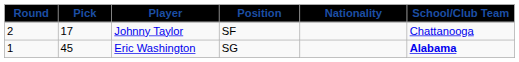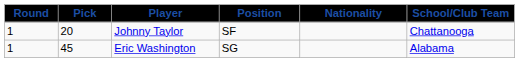(10, 31) 2 -> (10, 31) 1
(67, 31) 17 -> (67, 31) 20
(433, 48) bold -> (432, 48) normal
